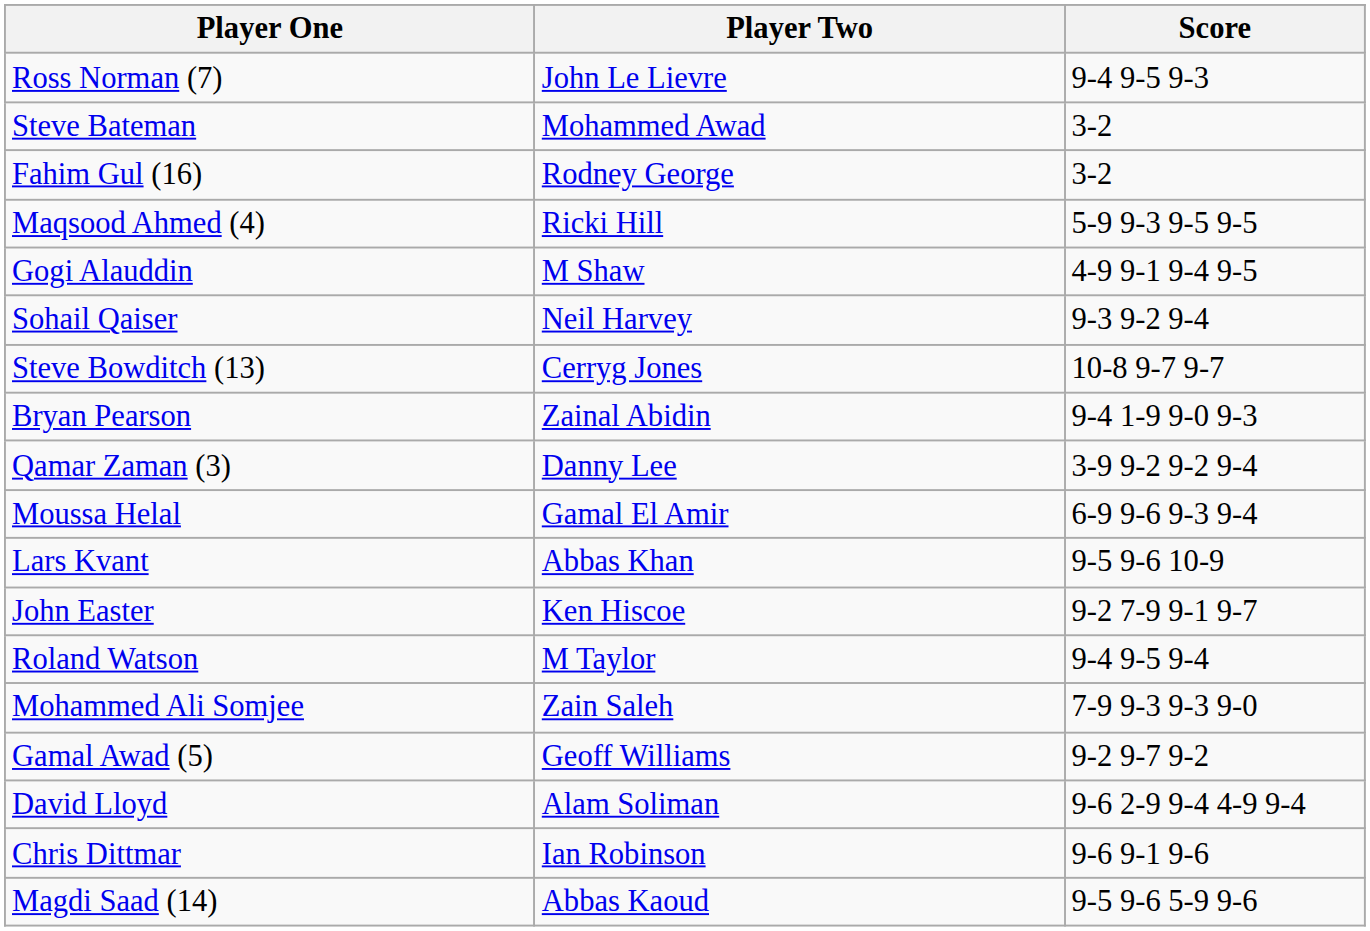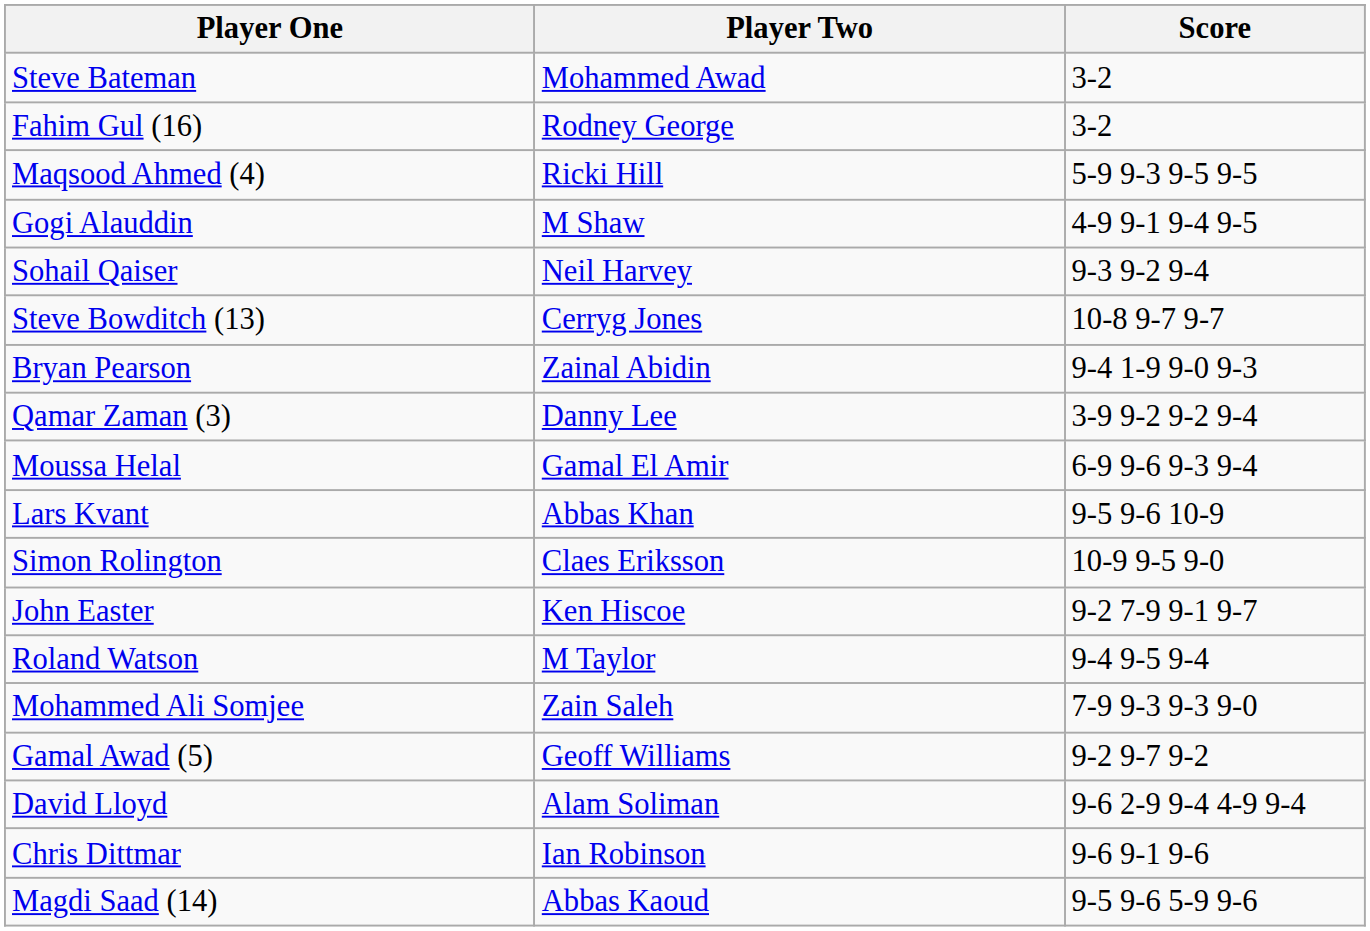- row: (117, 77)
+ row: (117, 561)
